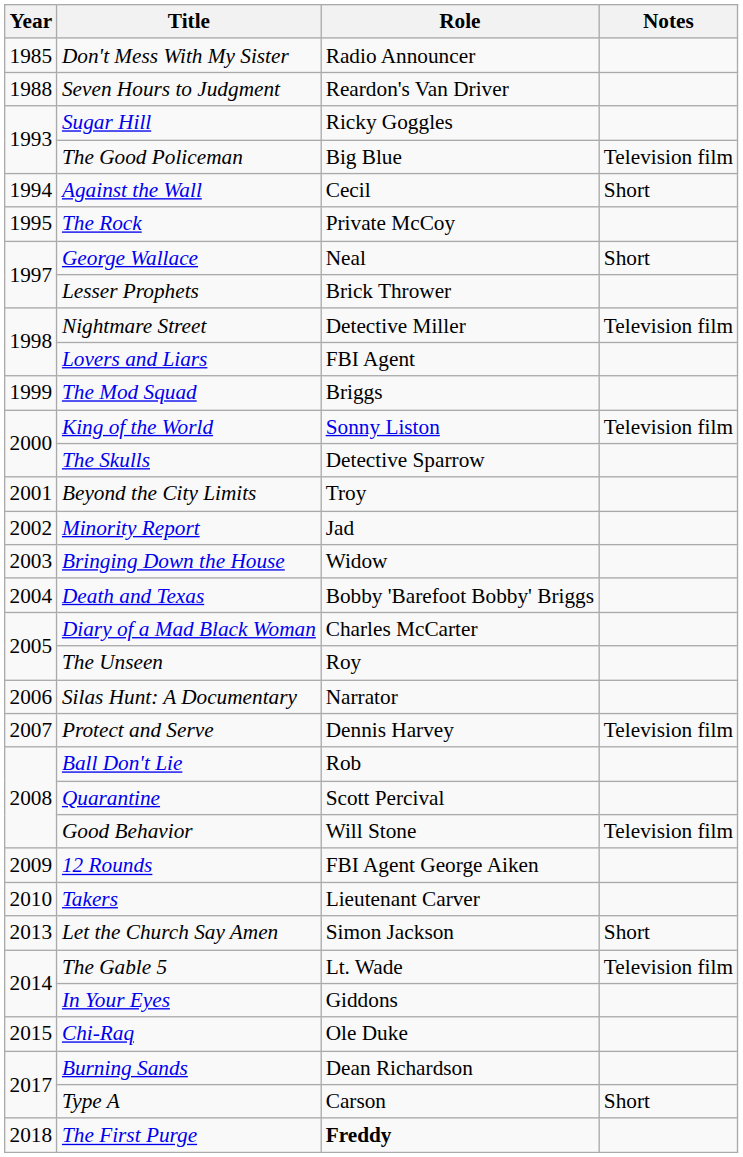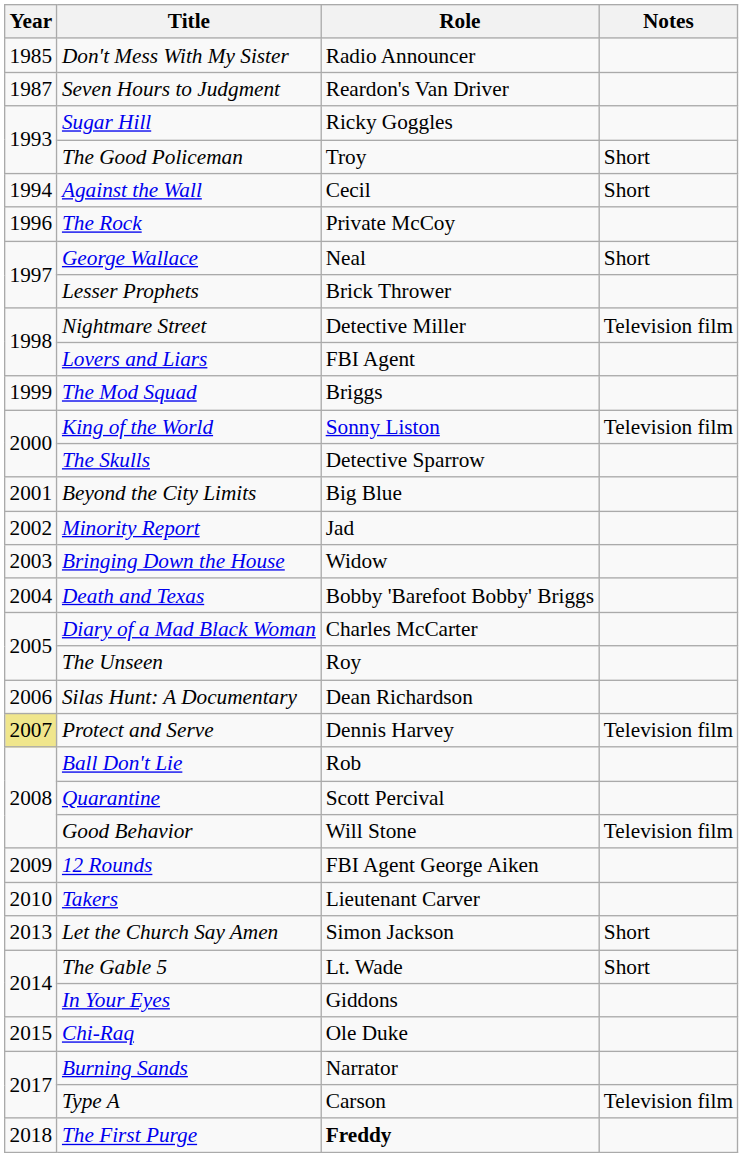(31, 88) 1988 -> (31, 88) 1987
(364, 156) Big Blue -> (346, 156) Troy
(668, 156) Television film -> (627, 156) Short
(31, 223) 1995 -> (31, 223) 1996
(346, 493) Troy -> (364, 493) Big Blue
(362, 696) Narrator -> (399, 696) Dean Richardson
(31, 730) no background -> (31, 730) khaki background
(668, 966) Television film -> (627, 966) Short
(399, 1067) Dean Richardson -> (362, 1067) Narrator
(627, 1101) Short -> (668, 1101) Television film
